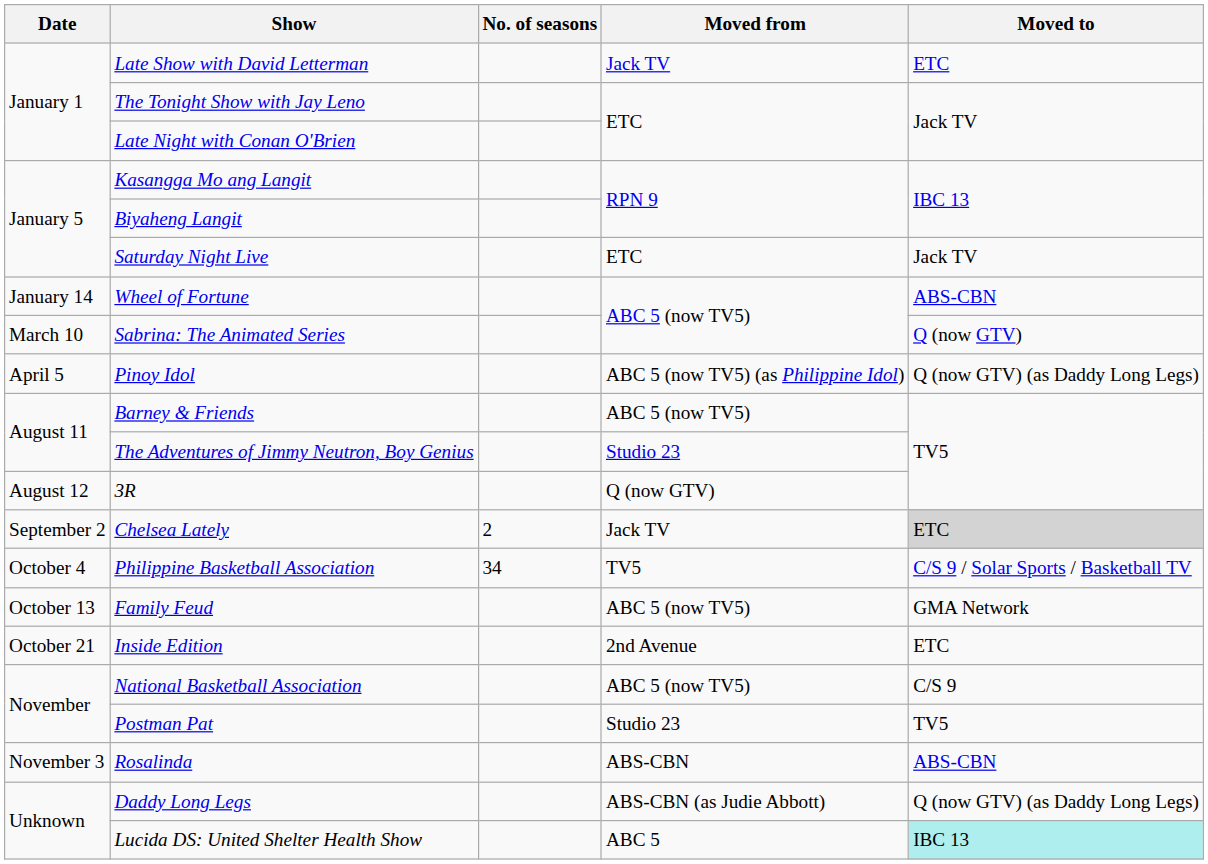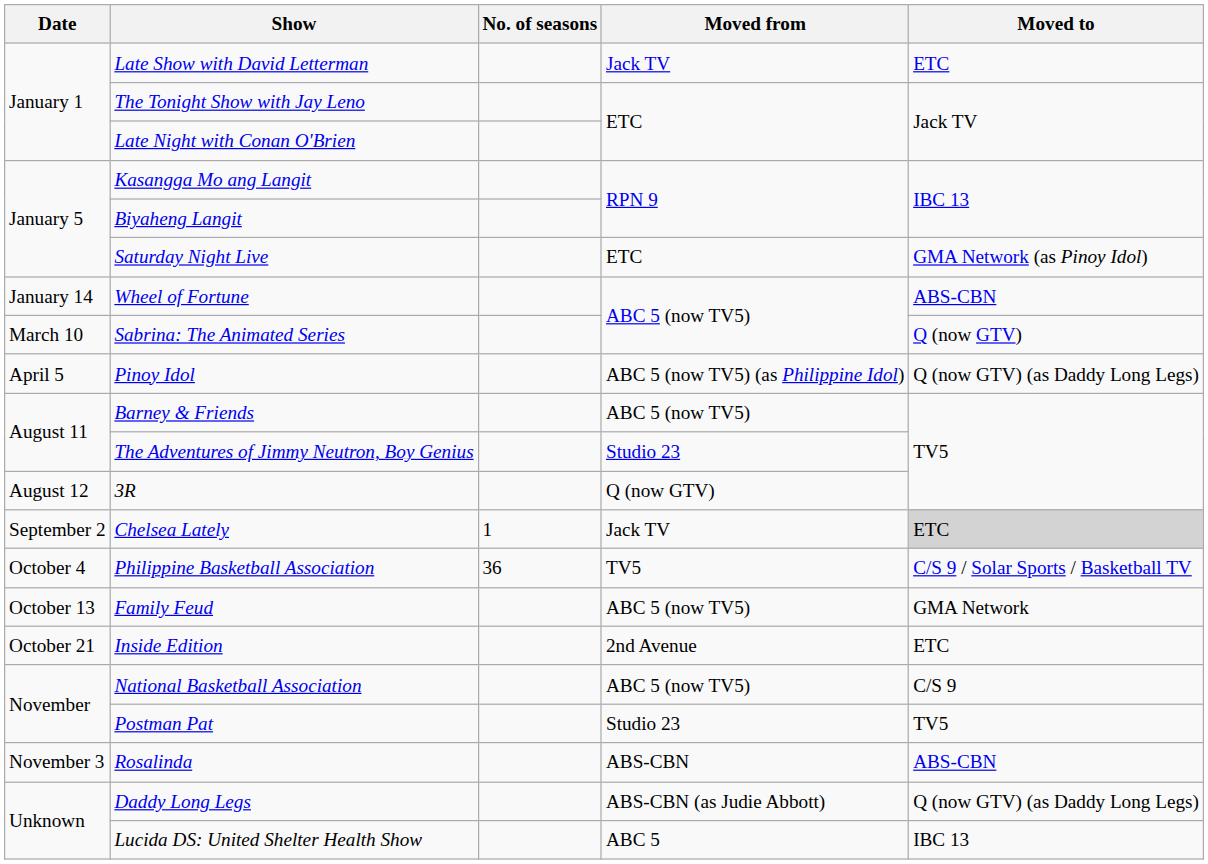(945, 257) Jack TV -> (1030, 257) GMA Network (as Pinoy Idol)
(487, 529) 2 -> (487, 529) 1
(492, 568) 34 -> (492, 568) 36
(941, 840) paleturquoise background -> (941, 840) no background
